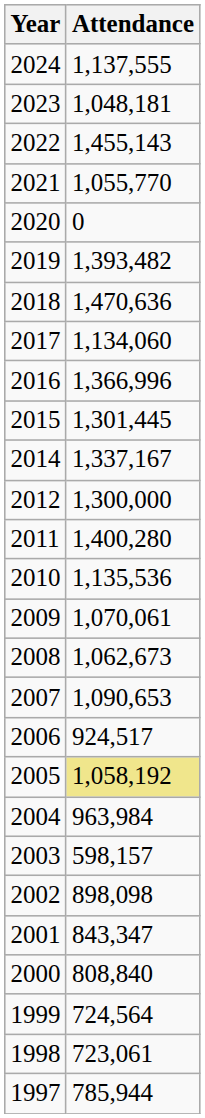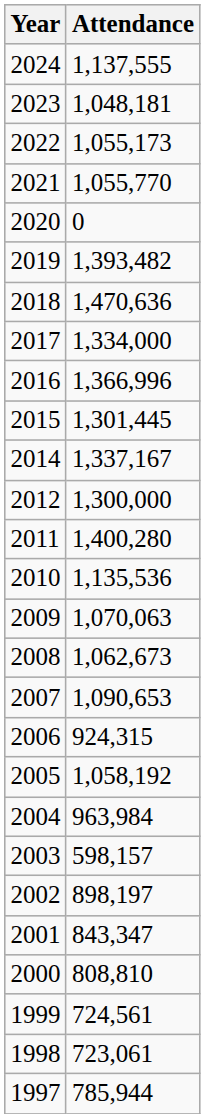(122, 143) 1,455,143 -> (122, 143) 1,055,173
(122, 340) 1,134,060 -> (122, 340) 1,334,000
(122, 618) 1,070,061 -> (122, 618) 1,070,063
(113, 736) 924,517 -> (113, 736) 924,315
(122, 776) khaki background -> (122, 776) no background
(113, 895) 898,098 -> (113, 895) 898,197
(113, 974) 808,840 -> (113, 974) 808,810
(113, 1013) 724,564 -> (113, 1013) 724,561
